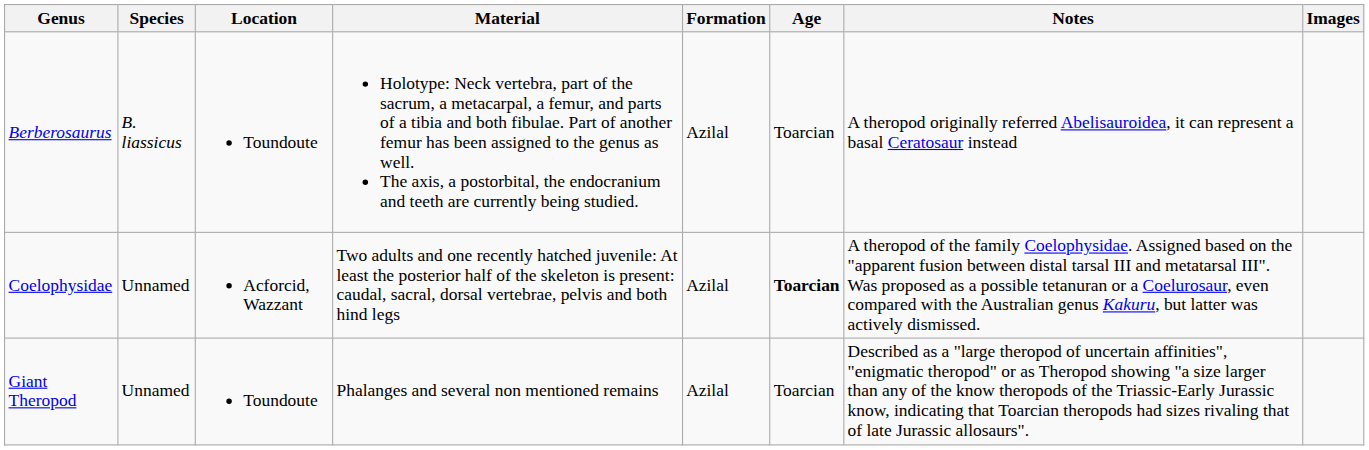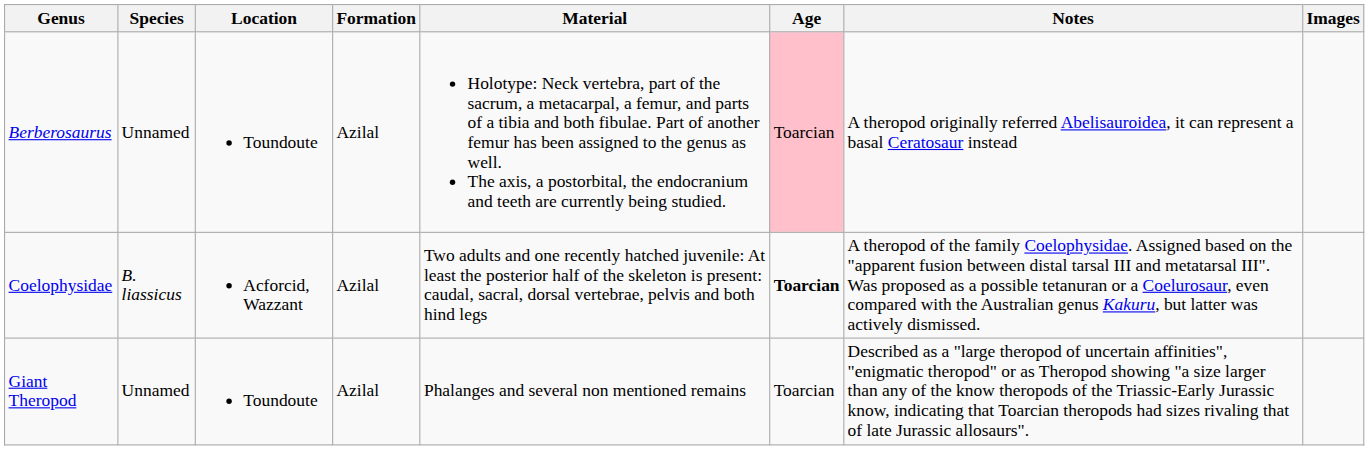columns swapped: (507, 18) <-> (726, 18)
(152, 132) B. liassicus -> (156, 132) Unnamed
(804, 132) no background -> (804, 132) pink background
(156, 285) Unnamed -> (152, 285) B. liassicus
